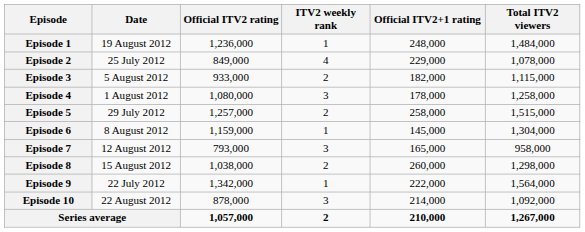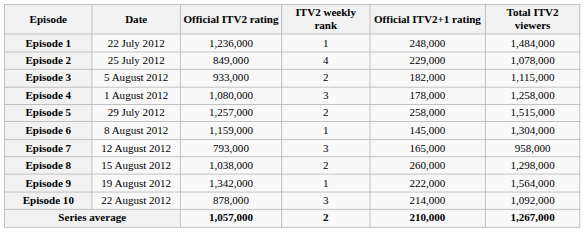(136, 43) 19 August 2012 -> (136, 43) 22 July 2012
(136, 183) 22 July 2012 -> (136, 183) 19 August 2012
